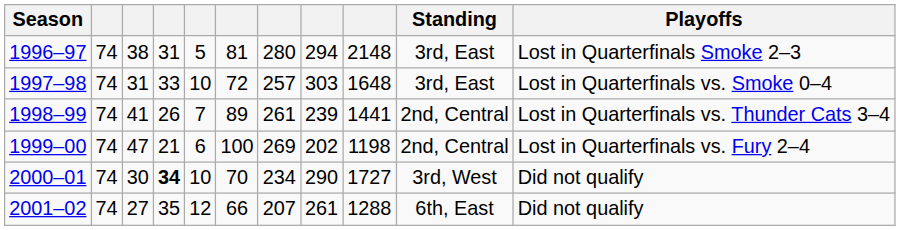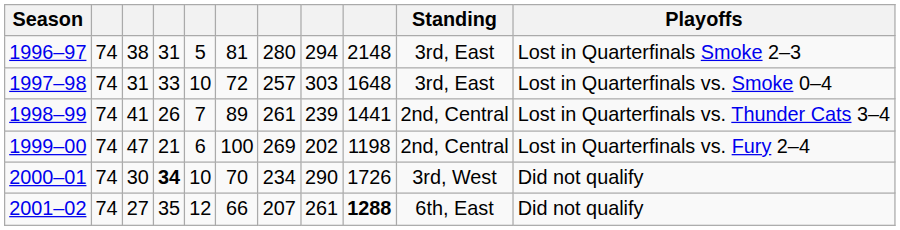(369, 177) 1727 -> (369, 177) 1726
(369, 209) normal -> (369, 209) bold
